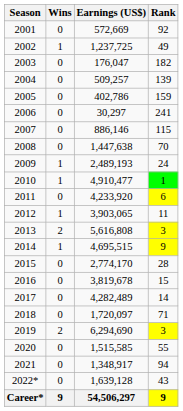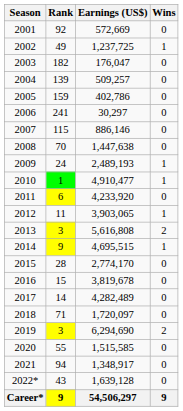columns swapped: (60, 12) <-> (163, 12)
